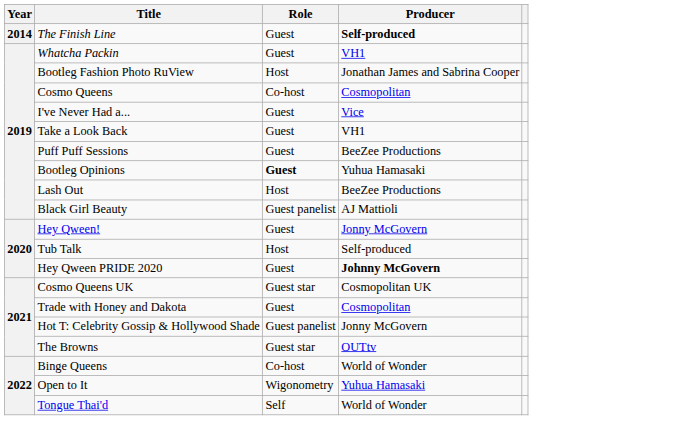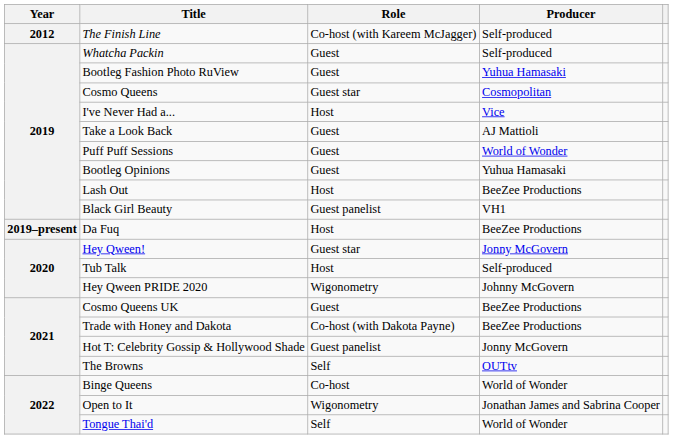(20, 33) 2014 -> (42, 33) 2012
(280, 33) Guest -> (393, 33) Co-host (with Kareem McJagger)
(378, 33) bold -> (517, 33) normal
(353, 53) VH1 -> (517, 53) Self-produced
(277, 72) Host -> (325, 72) Guest
(430, 72) Jonathan James and Sabrina Cooper -> (524, 72) Yuhua Hamasaki
(285, 92) Co-host -> (335, 92) Guest star
(280, 111) Guest -> (322, 111) Host
(353, 131) VH1 -> (510, 131) AJ Mattioli
(391, 151) BeeZee Productions -> (525, 151) World of Wonder
(281, 170) bold -> (325, 170) normal
(370, 209) AJ Mattioli -> (494, 209) VH1
+ row: (101, 229)
(280, 229) Guest -> (335, 248) Guest star
(280, 268) Guest -> (344, 287) Wigonometry
(391, 268) bold -> (528, 287) normal
(290, 287) Guest star -> (325, 307) Guest
(386, 287) Cosmopolitan UK -> (532, 307) BeeZee Productions
(280, 307) Guest -> (382, 326) Co-host (with Dakota Payne)
(376, 307) Cosmopolitan -> (532, 326) BeeZee Productions
(290, 346) Guest star -> (320, 365) Self
(383, 385) Yuhua Hamasaki -> (571, 405) Jonathan James and Sabrina Cooper
